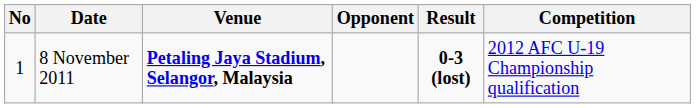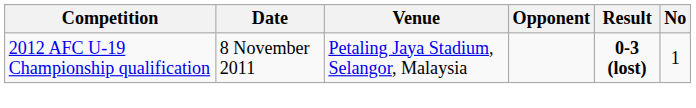columns swapped: (20, 18) <-> (587, 18)
(236, 67) bold -> (411, 57) normal
